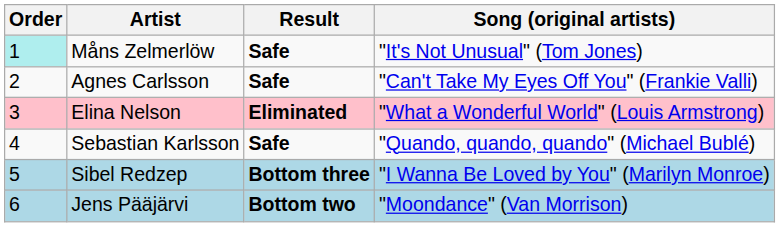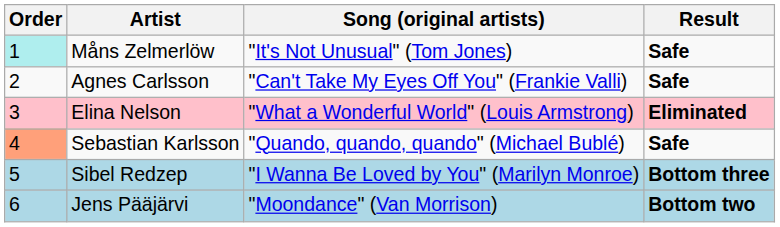columns swapped: (574, 19) <-> (309, 19)
(15, 143) no background -> (15, 143) lightsalmon background
